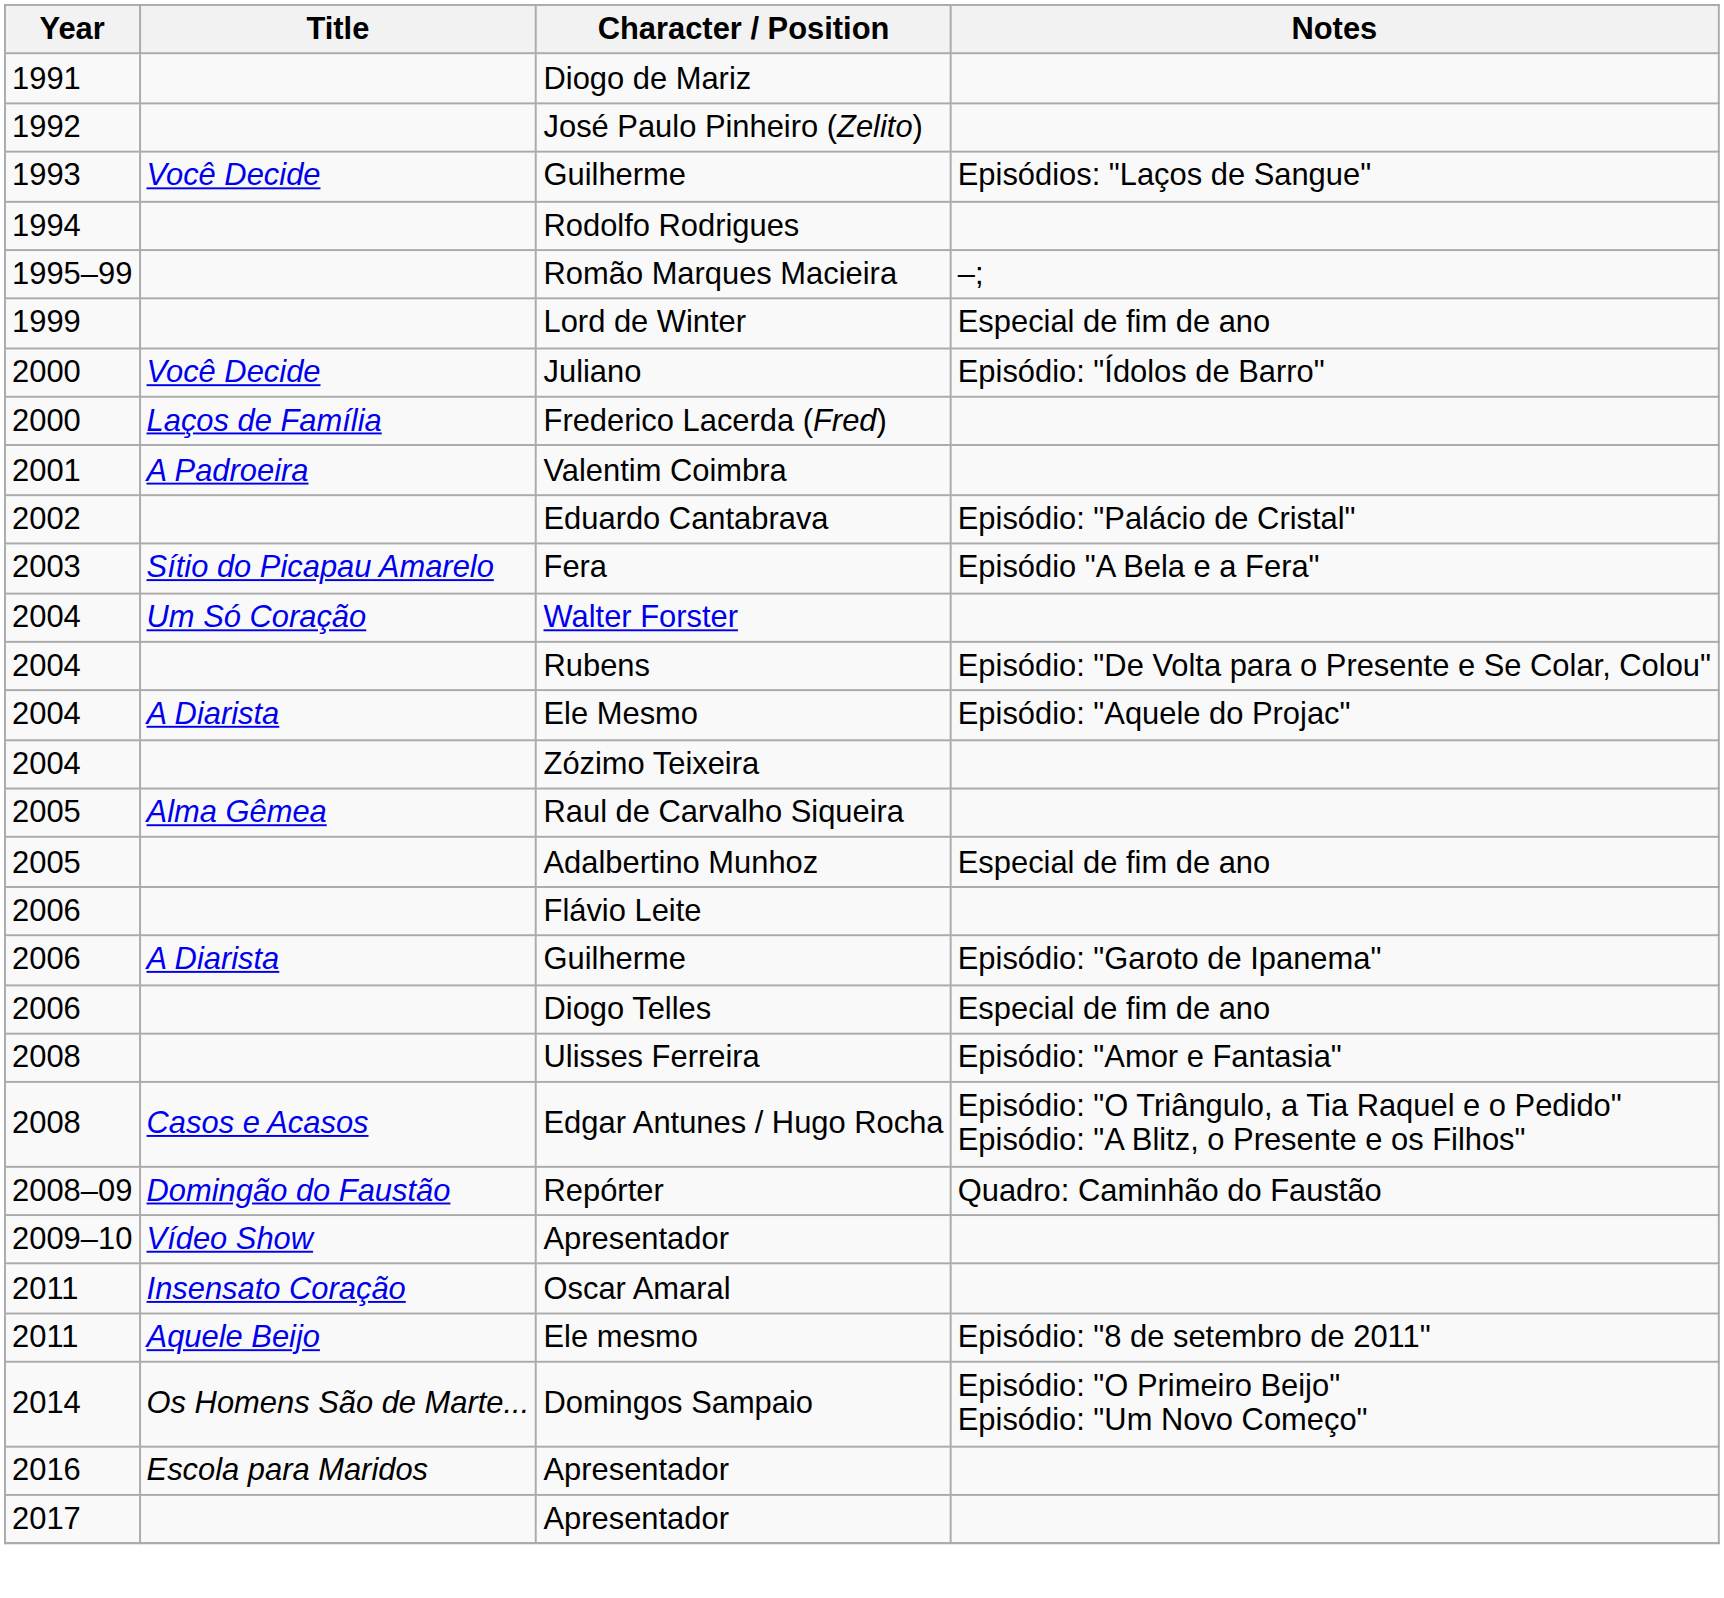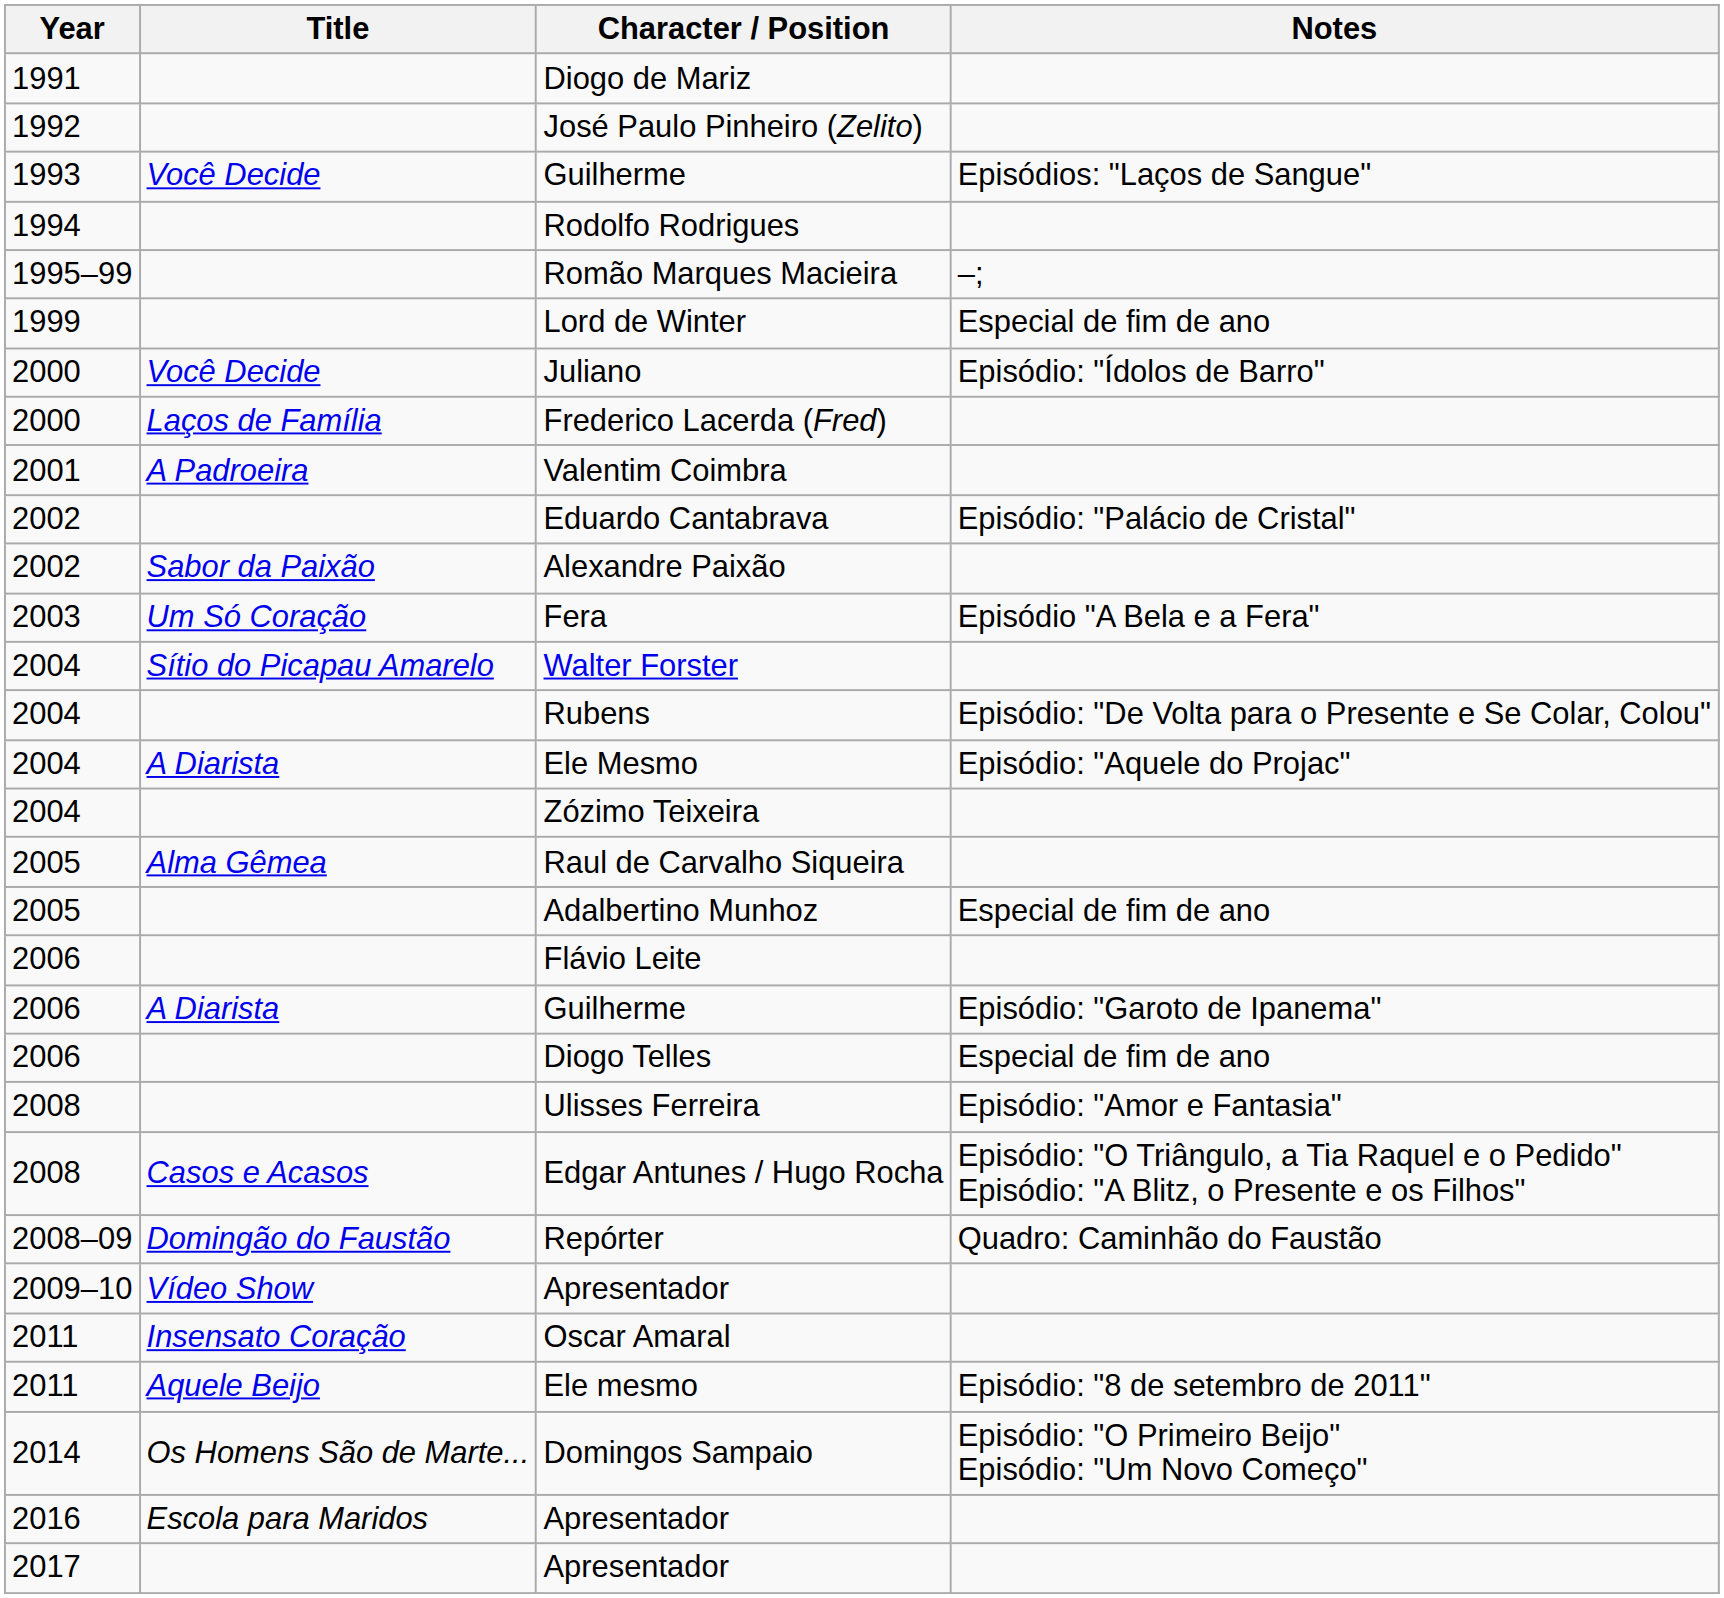+ row: (46, 567)
(320, 567) Sítio do Picapau Amarelo -> (256, 616) Um Só Coração
(256, 616) Um Só Coração -> (320, 665) Sítio do Picapau Amarelo
